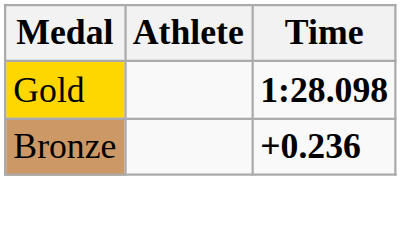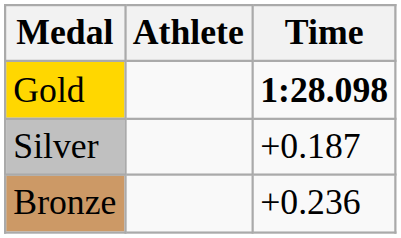+ row: (56, 145)
(311, 145) bold -> (310, 202) normal
